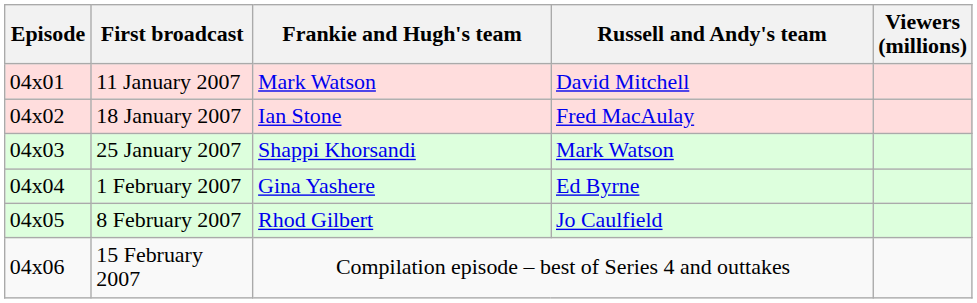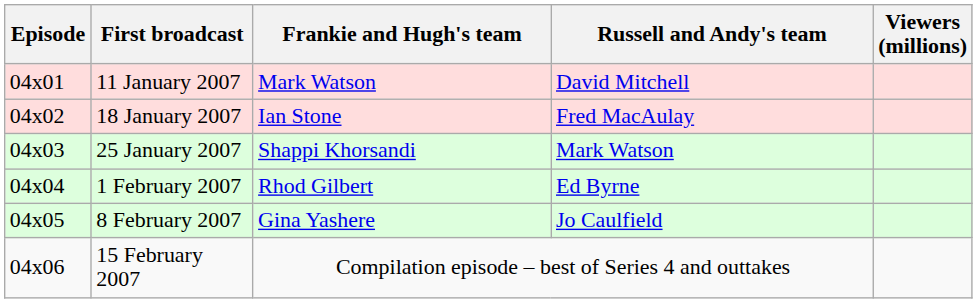(317, 185) Gina Yashere -> (316, 185) Rhod Gilbert
(316, 220) Rhod Gilbert -> (317, 220) Gina Yashere
